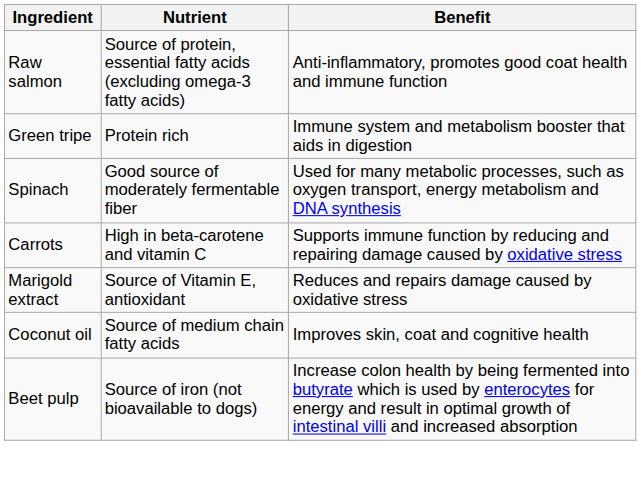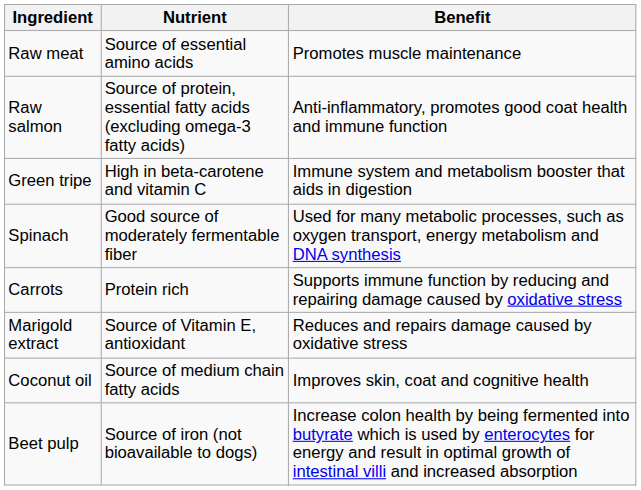+ row: (46, 53)
(147, 135) Protein rich -> (184, 181) High in beta-carotene and vitamin C
(184, 244) High in beta-carotene and vitamin C -> (147, 290) Protein rich
